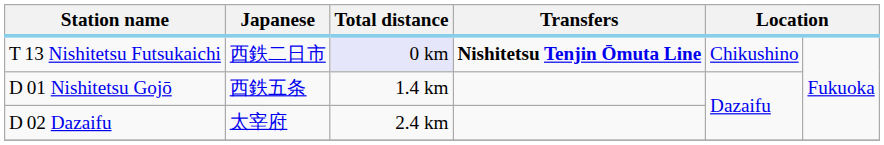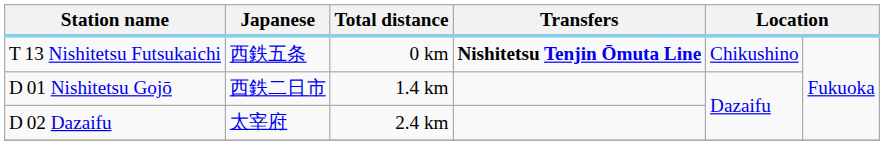(278, 53) 西鉄二日市 -> (268, 53) 西鉄五条
(429, 54) lavender background -> (429, 54) no background
(268, 87) 西鉄五条 -> (278, 87) 西鉄二日市
